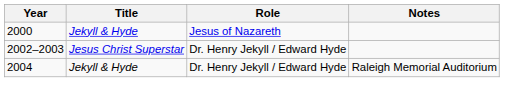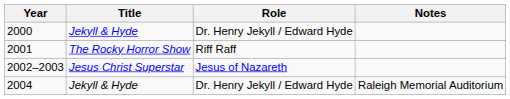(235, 31) Jesus of Nazareth -> (274, 31) Dr. Henry Jekyll / Edward Hyde
+ row: (20, 49)
(268, 49) Dr. Henry Jekyll / Edward Hyde -> (241, 67) Jesus of Nazareth
